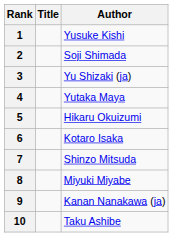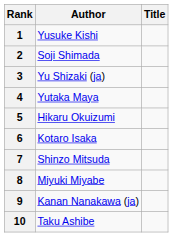columns swapped: (115, 14) <-> (48, 14)
